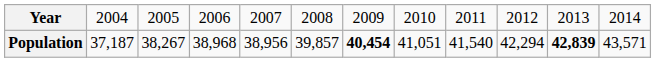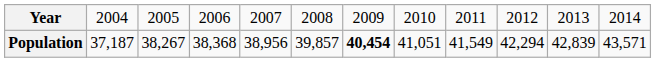(215, 43) 38,968 -> (215, 43) 38,368
(471, 43) 41,540 -> (471, 43) 41,549
(574, 43) bold -> (574, 43) normal
